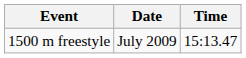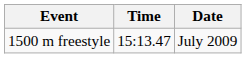columns swapped: (210, 16) <-> (147, 16)
